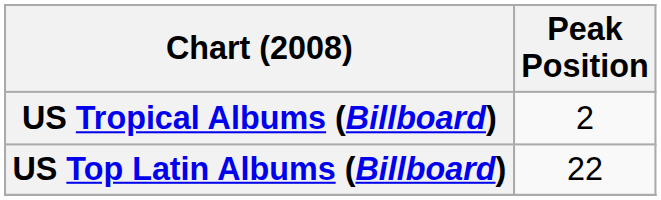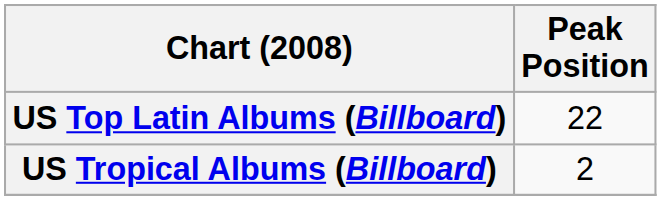rows swapped: (259, 169) <-> (259, 117)
